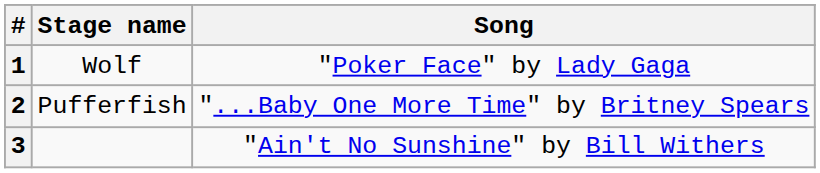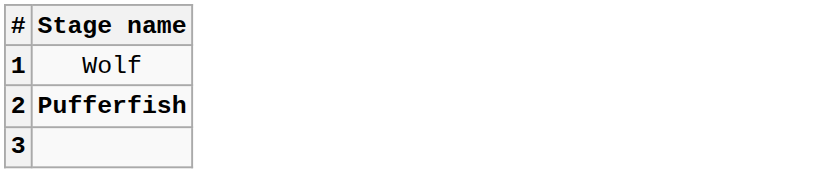- column: (504, 25)
(112, 106) normal -> (112, 106) bold
